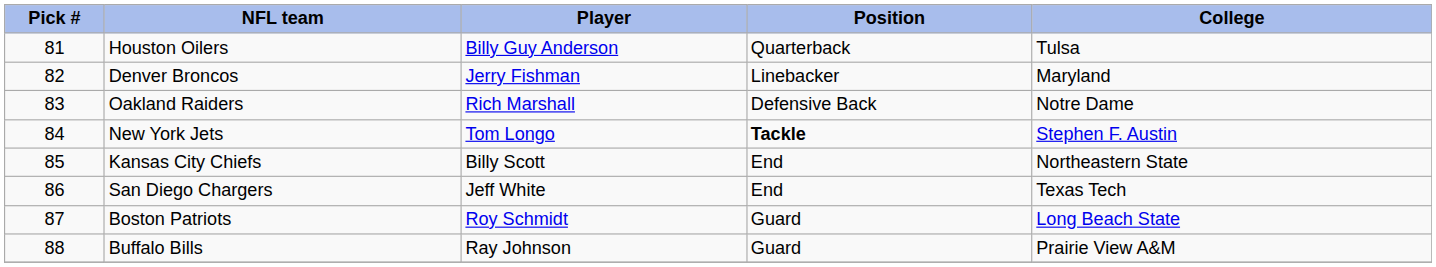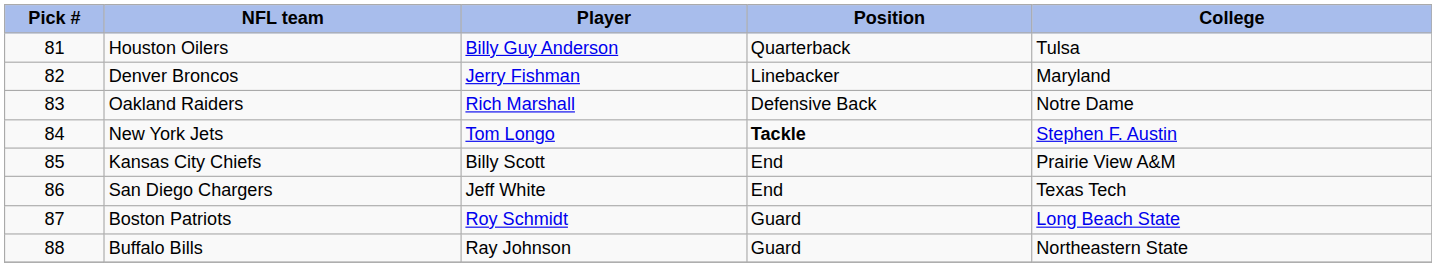(1112, 162) Northeastern State -> (1106, 162) Prairie View A&M
(1106, 248) Prairie View A&M -> (1112, 248) Northeastern State
